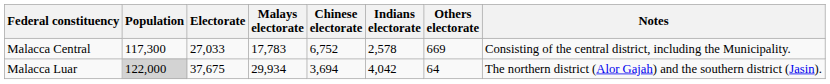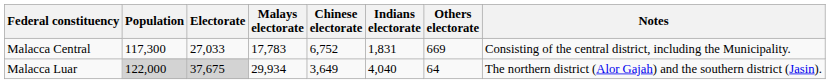(382, 48) 2,578 -> (382, 48) 1,831
(207, 68) no background -> (207, 68) lightgrey background
(324, 68) 3,694 -> (324, 68) 3,649
(382, 68) 4,042 -> (382, 68) 4,040
